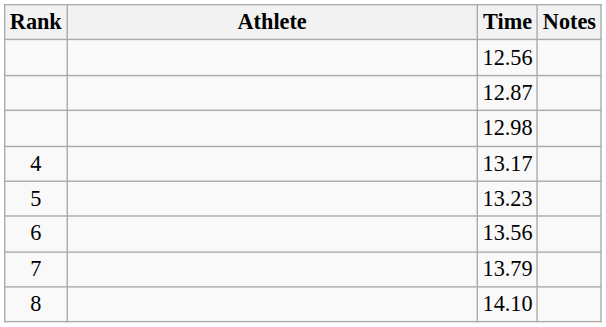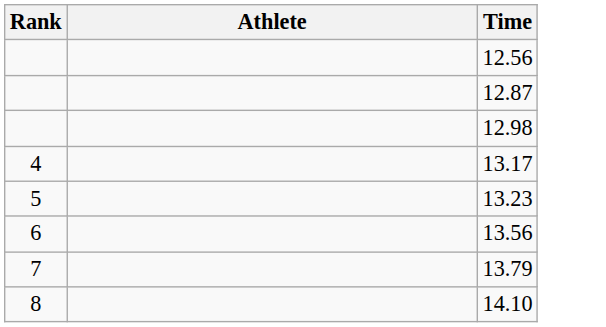- column: (569, 22)
